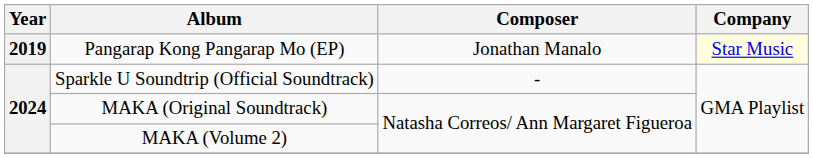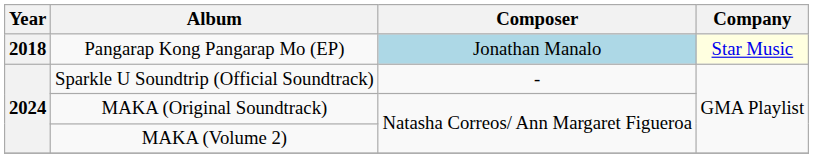(28, 49) 2019 -> (28, 49) 2018
(537, 49) no background -> (537, 49) lightblue background
